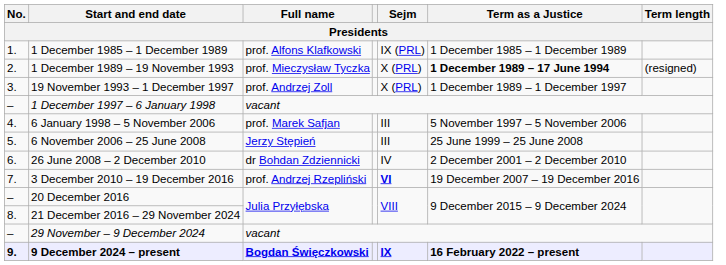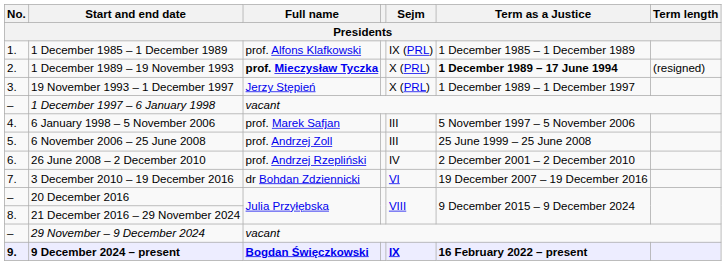(308, 69) normal -> (312, 69) bold
(289, 87) prof. Andrzej Zoll -> (281, 87) Jerzy Stępień
(281, 142) Jerzy Stępień -> (289, 142) prof. Andrzej Zoll
(303, 160) dr Bohdan Zdziennicki -> (306, 160) prof. Andrzej Rzepliński
(306, 178) prof. Andrzej Rzepliński -> (303, 178) dr Bohdan Zdziennicki
(386, 178) bold -> (394, 178) normal
